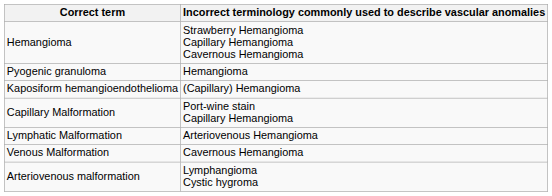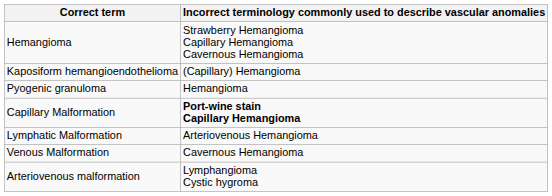rows swapped: (92, 89) <-> (56, 72)
(238, 112) normal -> (242, 112) bold
